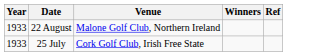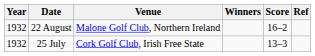+ column: (277, 12)
(17, 28) 1933 -> (17, 28) 1932
(17, 43) 1933 -> (17, 43) 1932
